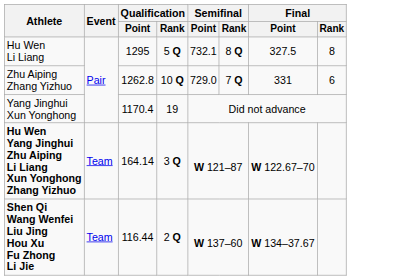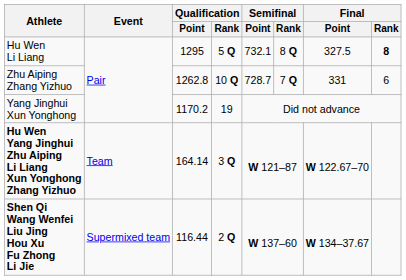(332, 52) normal -> (386, 52) bold
(203, 80) 729.0 -> (258, 80) 728.7
(138, 109) 1170.4 -> (192, 109) 1170.2
(100, 238) Team -> (128, 238) Supermixed team
